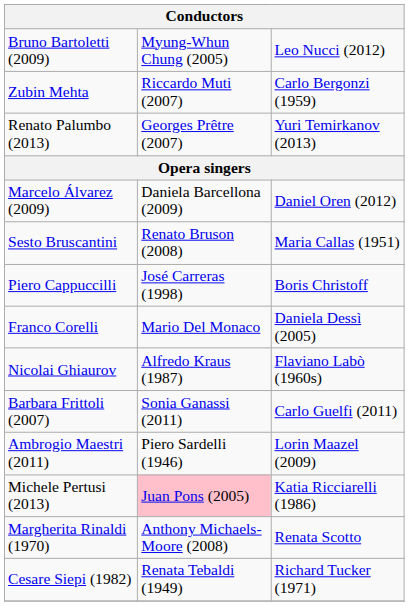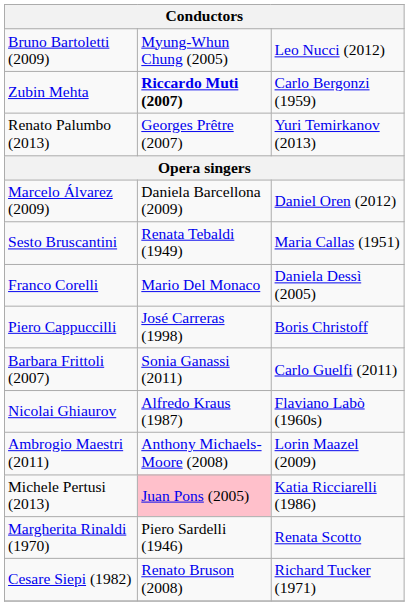(186, 92) normal -> (190, 92) bold
(188, 243) Renato Bruson (2008) -> (188, 243) Renata Tebaldi (1949)
rows swapped: (62, 285) <-> (53, 327)
rows swapped: (56, 411) <-> (62, 369)
(184, 453) Piero Sardelli (1946) -> (201, 453) Anthony Michaels-Moore (2008)
(201, 537) Anthony Michaels-Moore (2008) -> (184, 537) Piero Sardelli (1946)
(188, 579) Renata Tebaldi (1949) -> (188, 579) Renato Bruson (2008)
